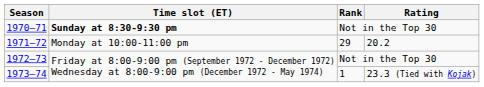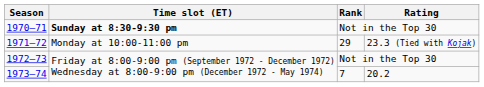(378, 43) 20.2 -> (421, 43) 23.3 (Tied with Kojak)
(342, 74) 1 -> (342, 74) 7
(421, 74) 23.3 (Tied with Kojak) -> (378, 74) 20.2
